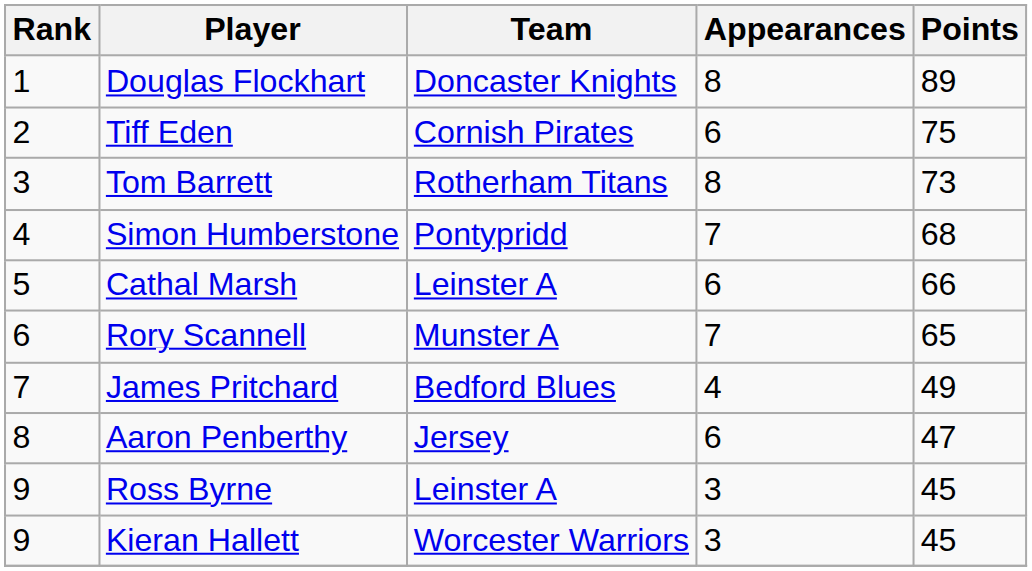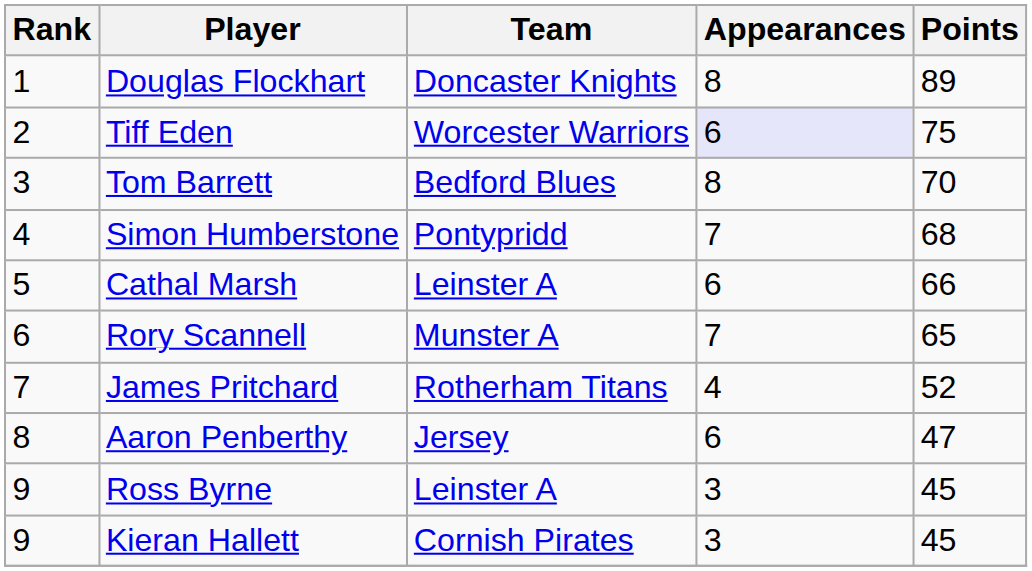(524, 132) Cornish Pirates -> (551, 132) Worcester Warriors
(713, 132) no background -> (713, 132) lavender background
(541, 183) Rotherham Titans -> (515, 183) Bedford Blues
(939, 183) 73 -> (939, 183) 70
(515, 387) Bedford Blues -> (541, 387) Rotherham Titans
(939, 387) 49 -> (939, 387) 52
(551, 540) Worcester Warriors -> (524, 540) Cornish Pirates
